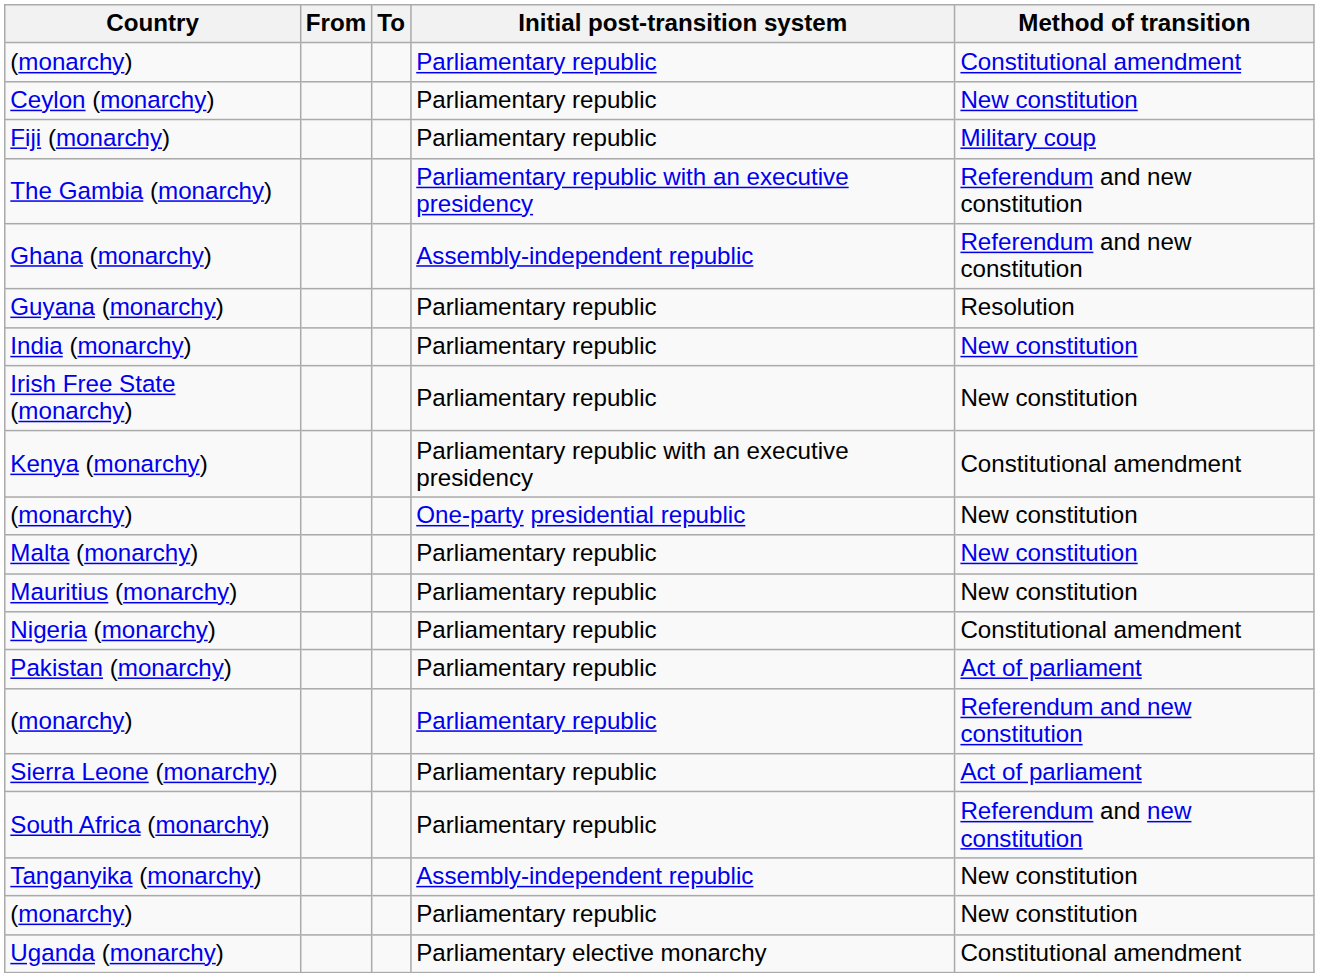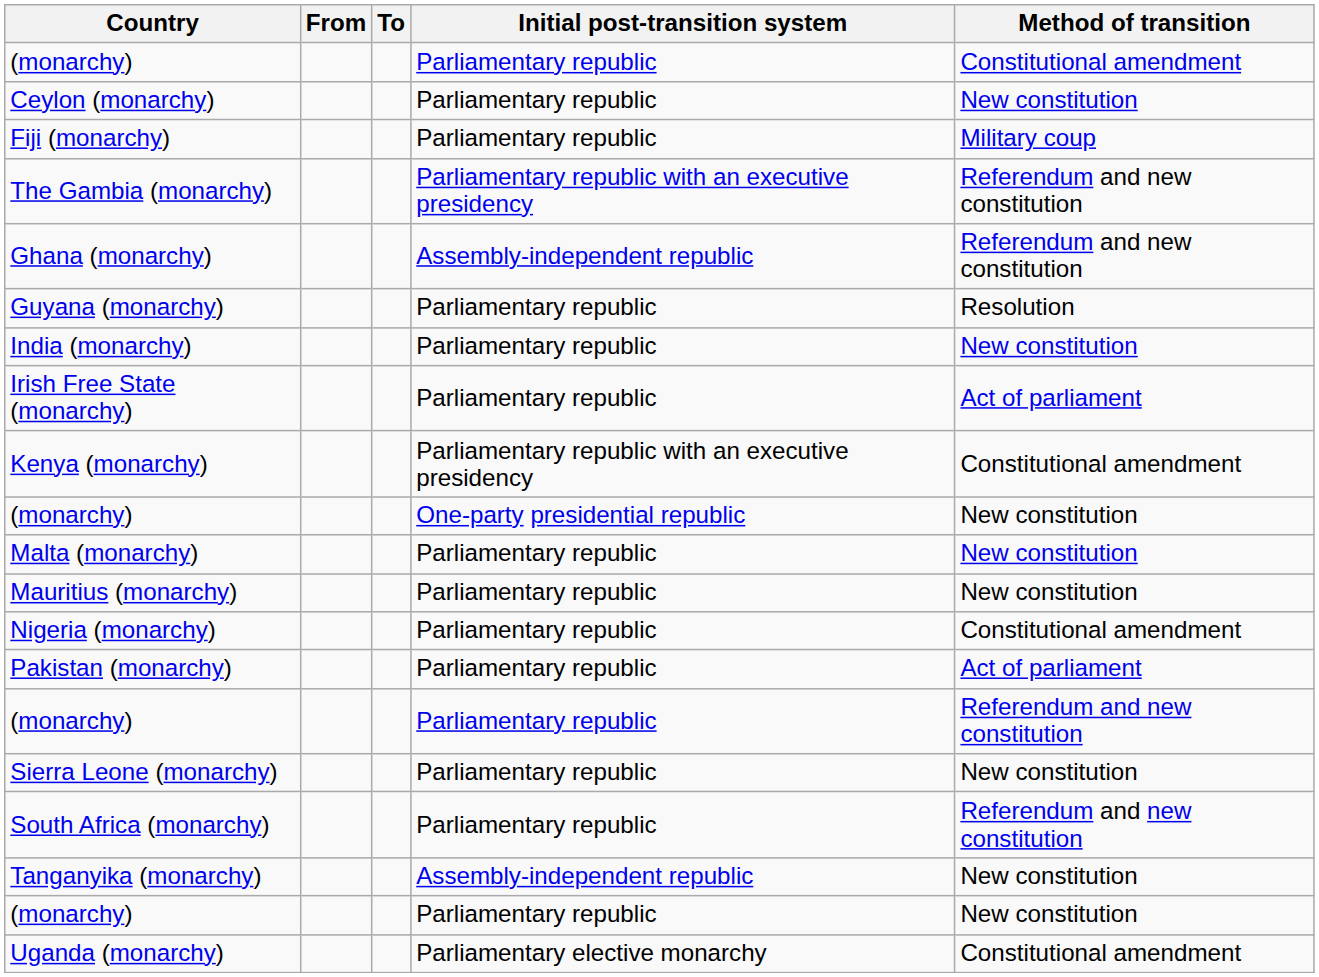(1049, 398) New constitution -> (1051, 398) Act of parliament
(1051, 772) Act of parliament -> (1049, 772) New constitution
